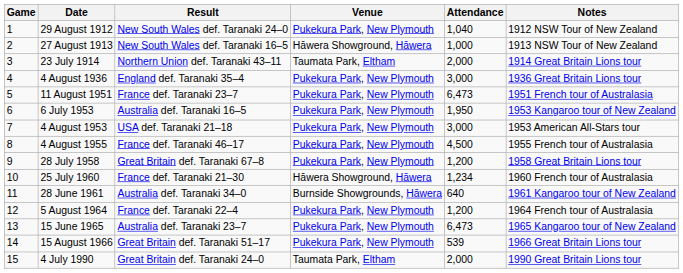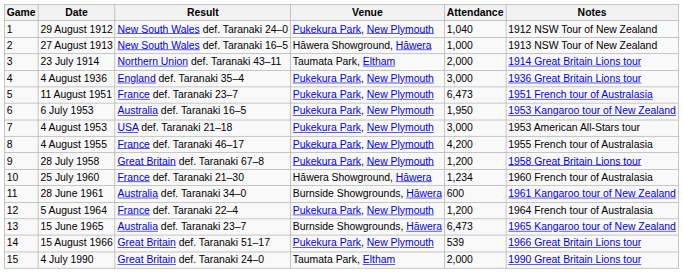(460, 144) 4,500 -> (460, 144) 4,200
(455, 194) 640 -> (455, 194) 600
(363, 227) Pukekura Park, New Plymouth -> (367, 227) Burnside Showgrounds, Hāwera
